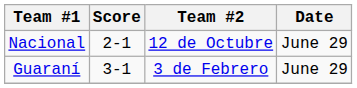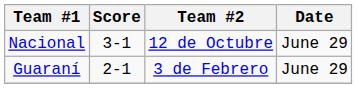(117, 44) 2-1 -> (117, 44) 3-1
(117, 70) 3-1 -> (117, 70) 2-1
